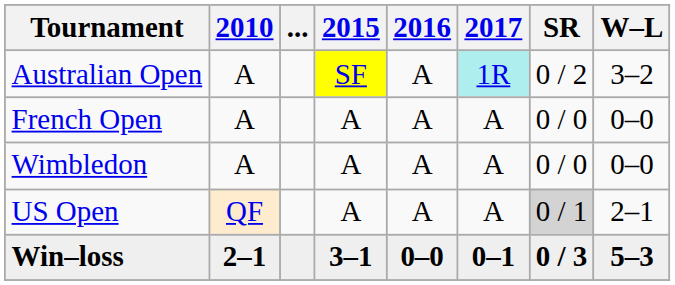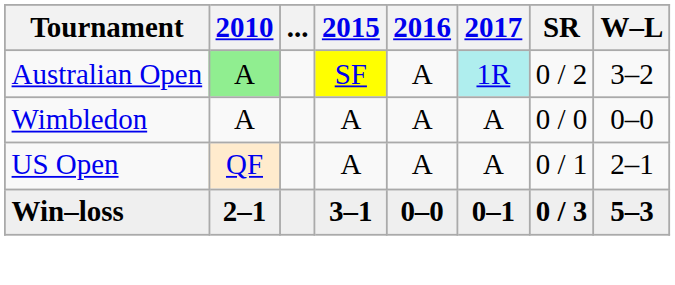(245, 73) no background -> (245, 73) lightgreen background
- row: (87, 119)
(561, 211) lightgrey background -> (561, 165) no background
